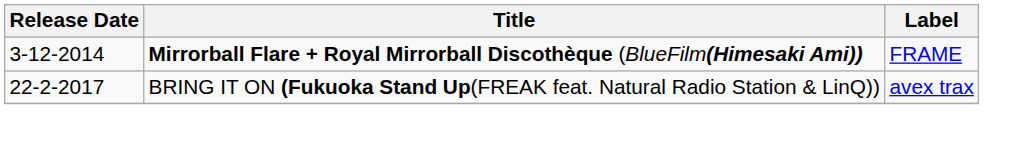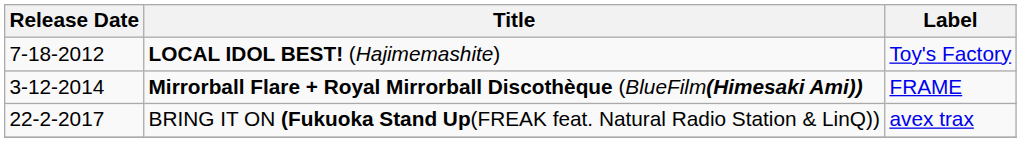+ row: (514, 54)
